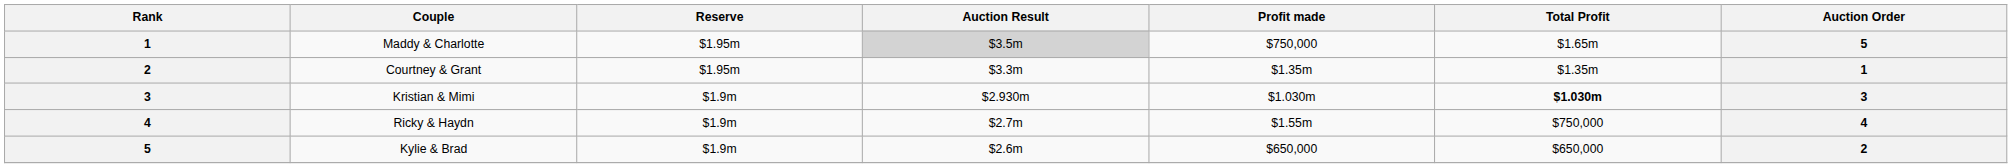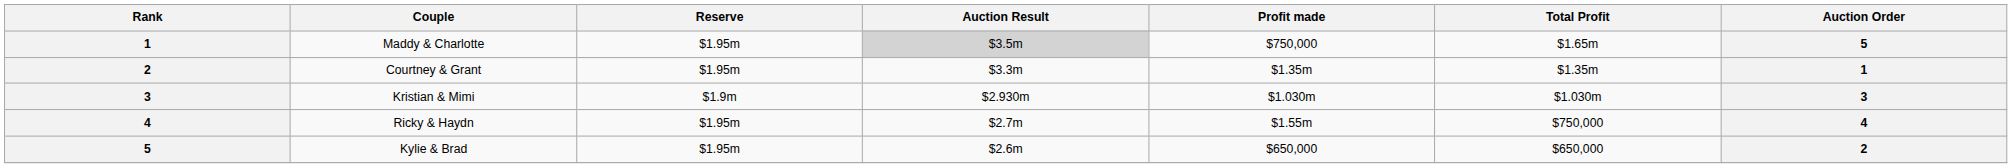(1578, 97) bold -> (1578, 97) normal
(720, 123) $1.9m -> (720, 123) $1.95m
(720, 149) $1.9m -> (720, 149) $1.95m
